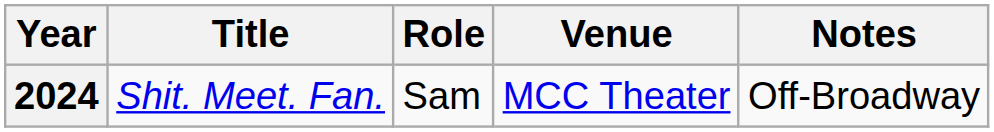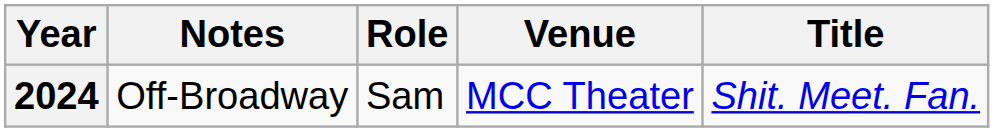columns swapped: (251, 34) <-> (864, 34)
